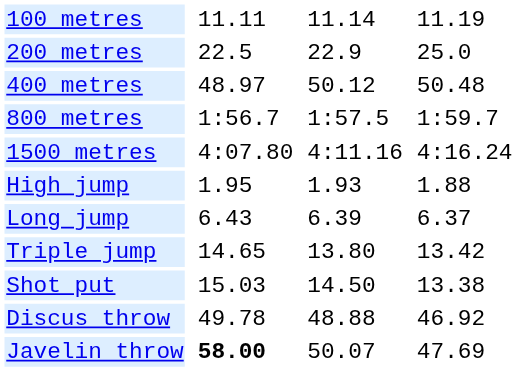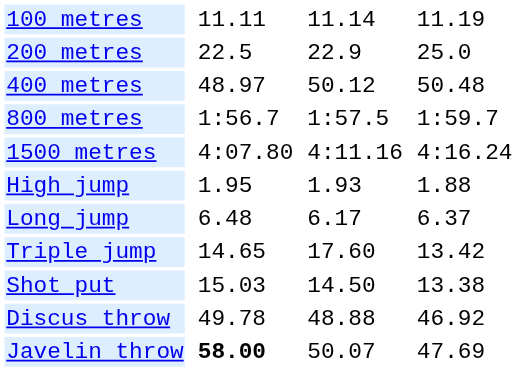(225, 219) 6.43 -> (225, 219) 6.48
(335, 219) 6.39 -> (335, 219) 6.17
(341, 252) 13.80 -> (341, 252) 17.60
